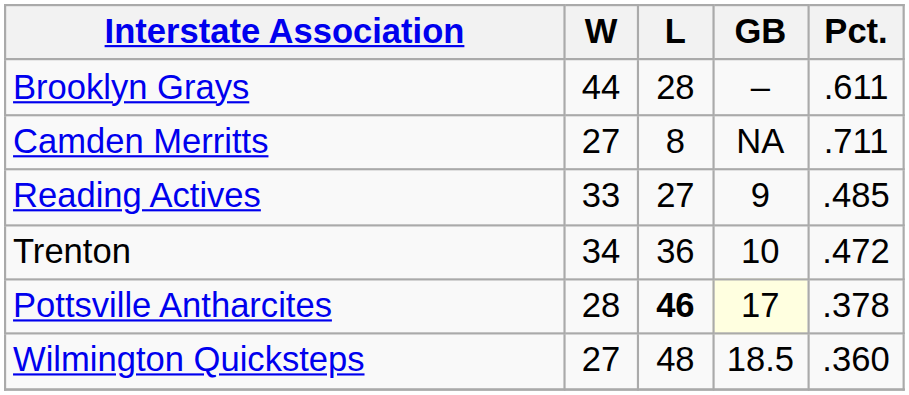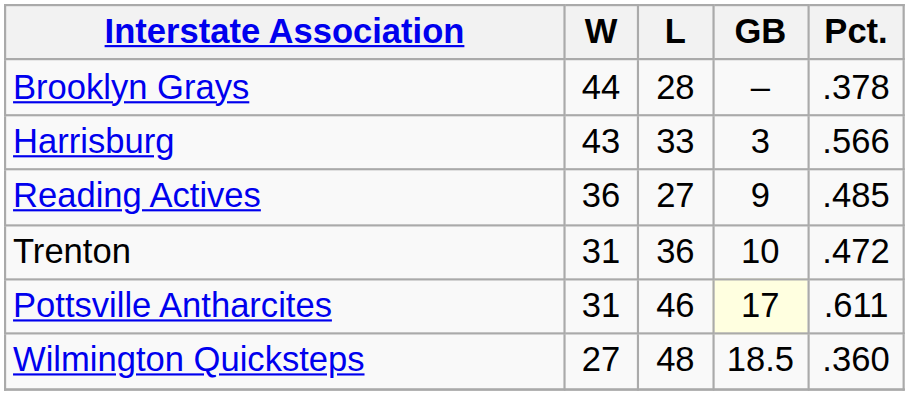(856, 86) .611 -> (856, 86) .378
- row: (141, 141)
+ row: (94, 141)
(601, 196) 33 -> (601, 196) 36
(601, 251) 34 -> (601, 251) 31
(601, 305) 28 -> (601, 305) 31
(675, 305) bold -> (675, 305) normal
(856, 305) .378 -> (856, 305) .611
